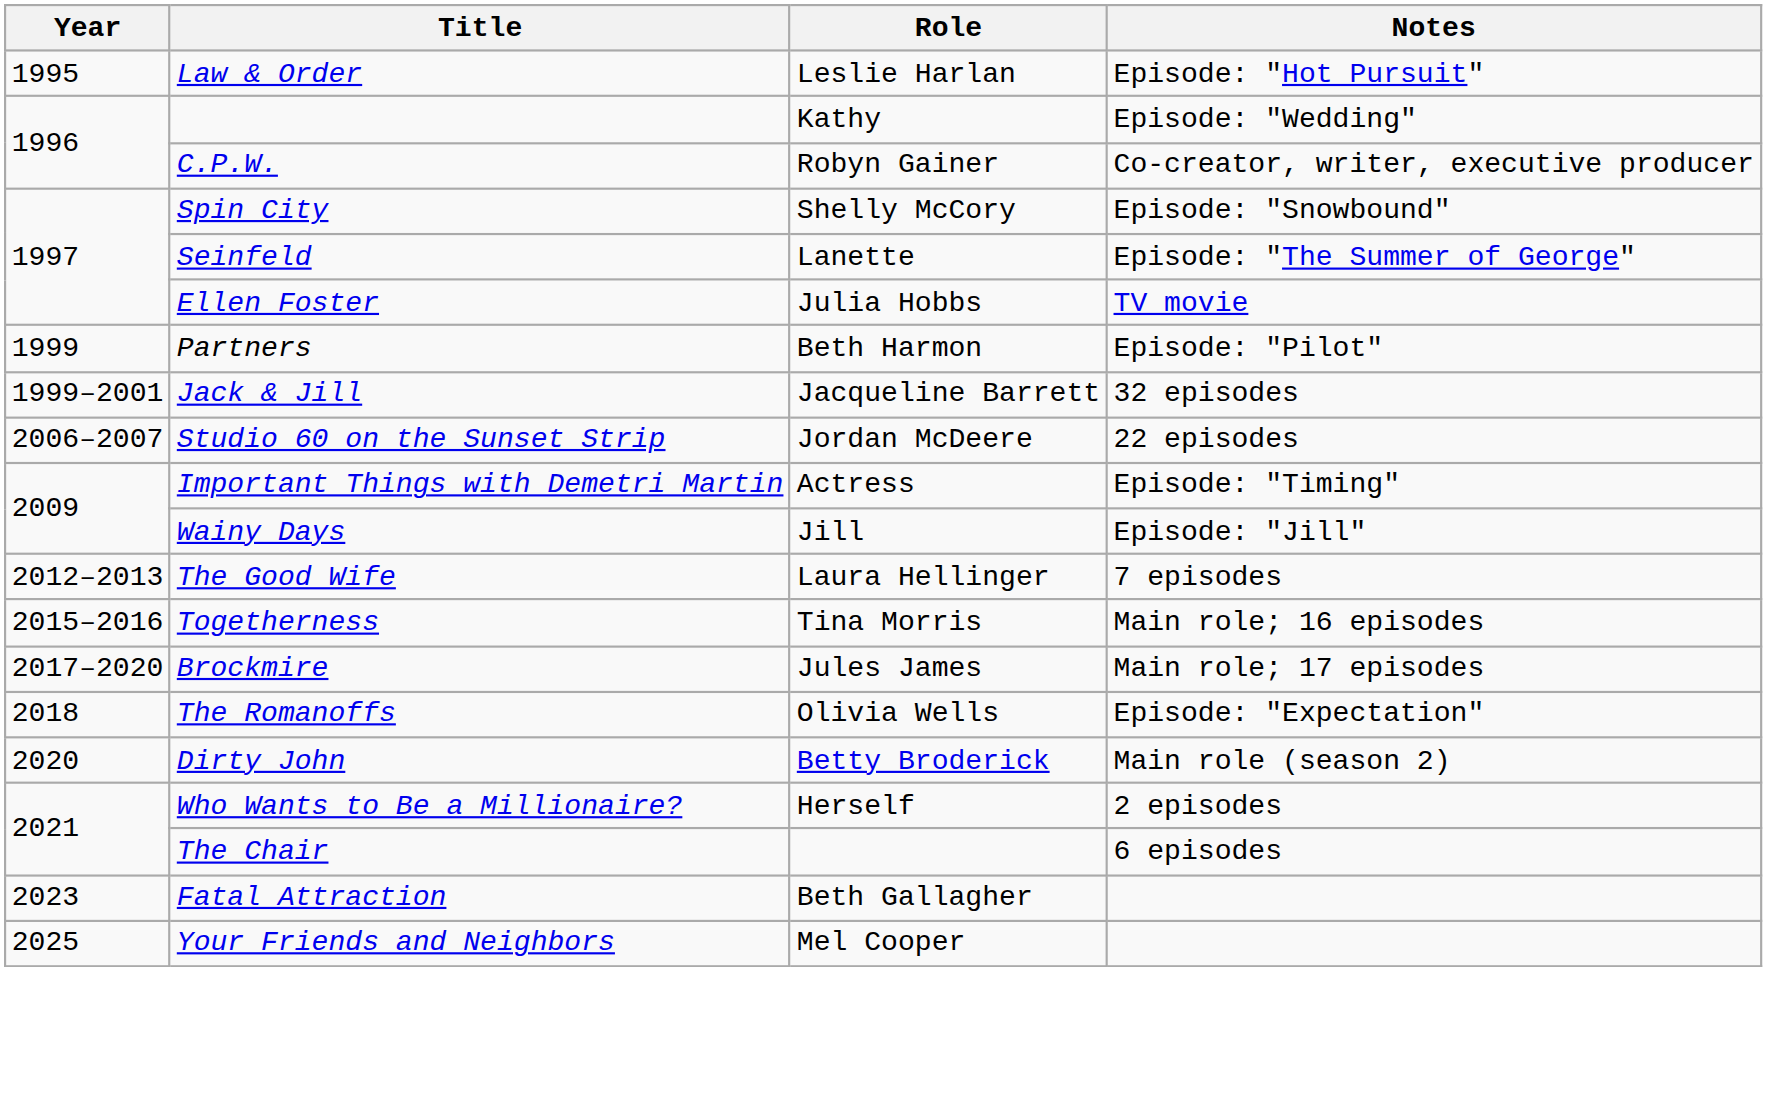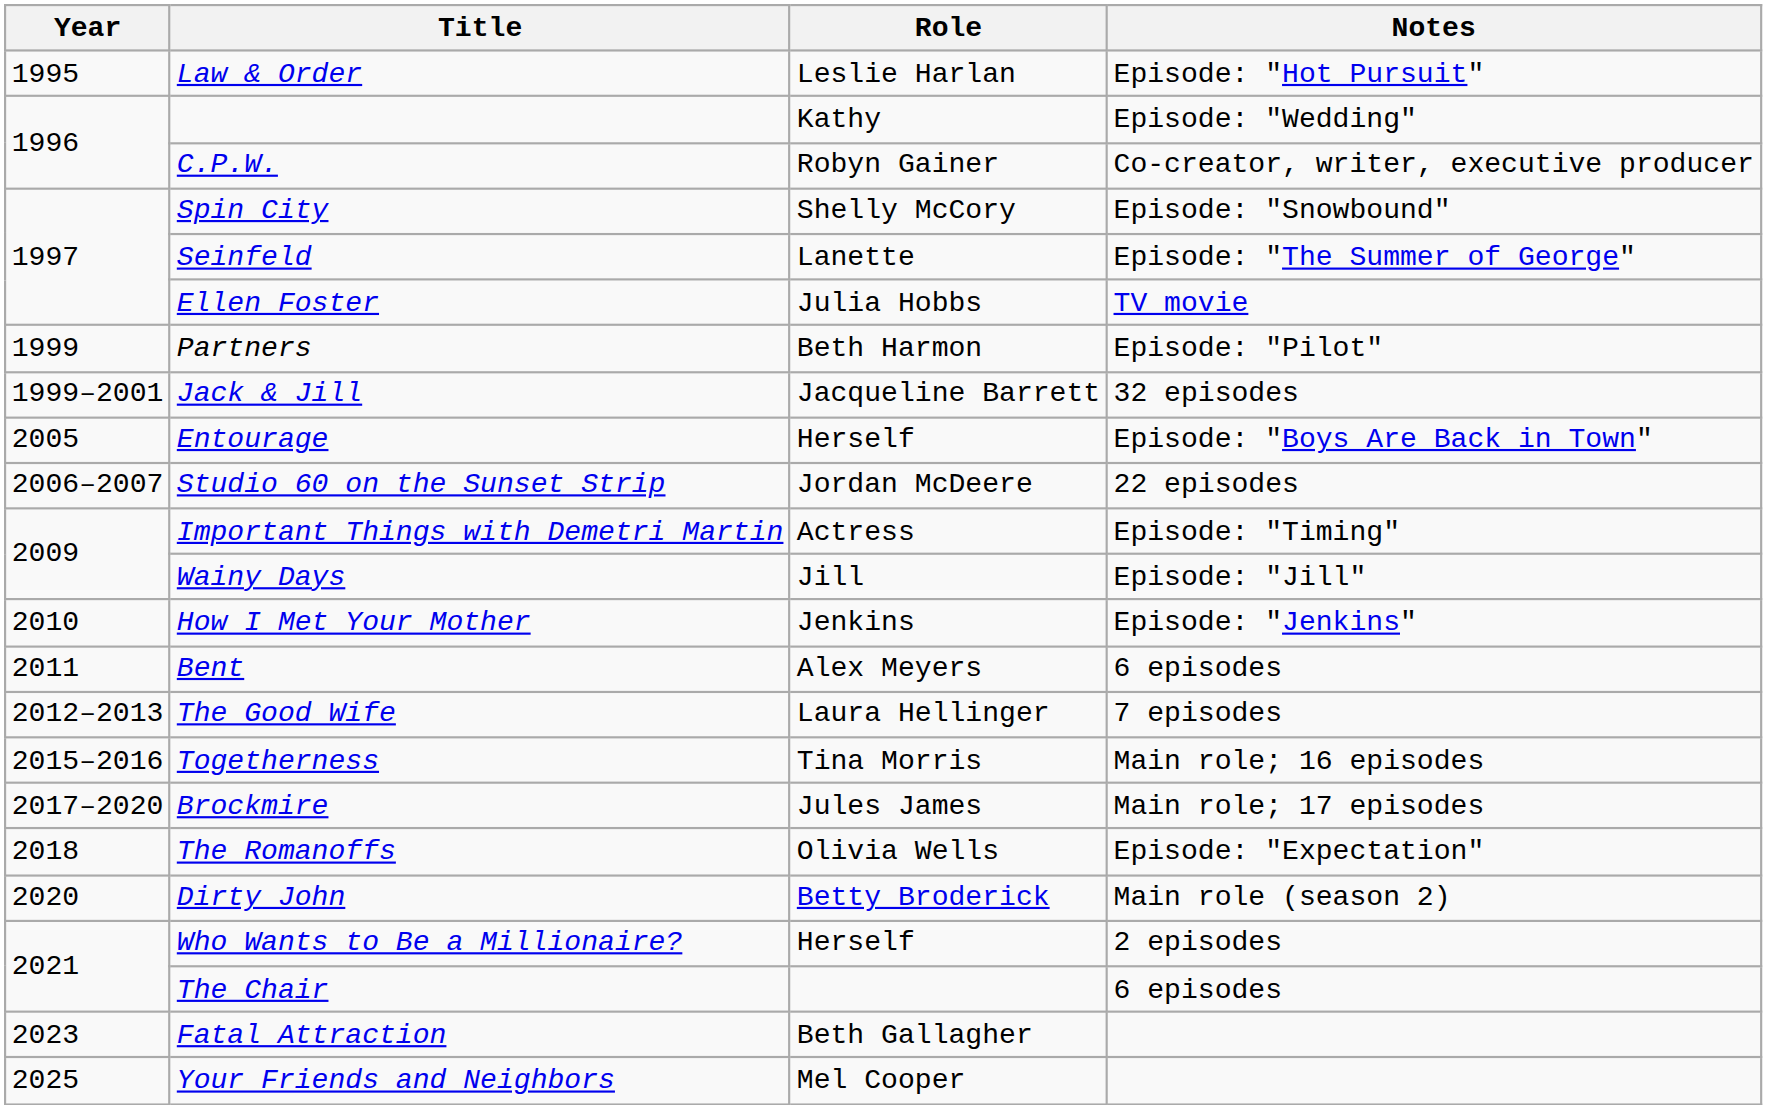+ row: (253, 440)
+ row: (354, 623)
+ row: (211, 669)
